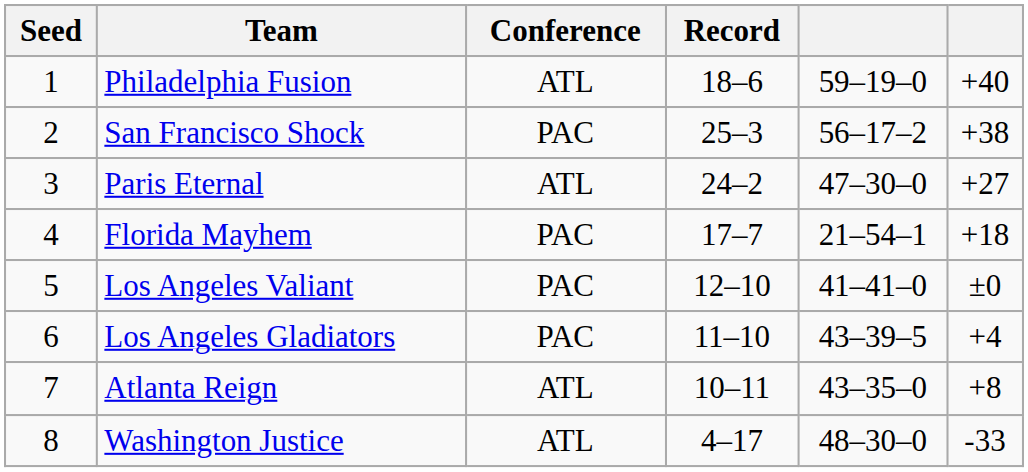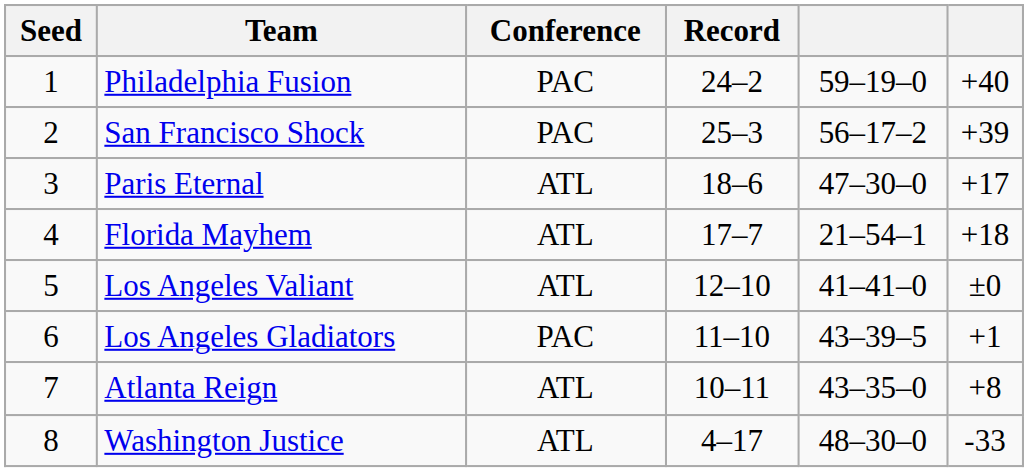(565, 81) ATL -> (565, 81) PAC
(732, 81) 18–6 -> (732, 81) 24–2
(985, 132) +38 -> (985, 132) +39
(732, 183) 24–2 -> (732, 183) 18–6
(985, 183) +27 -> (985, 183) +17
(565, 234) PAC -> (565, 234) ATL
(565, 285) PAC -> (565, 285) ATL
(985, 337) +4 -> (985, 337) +1
